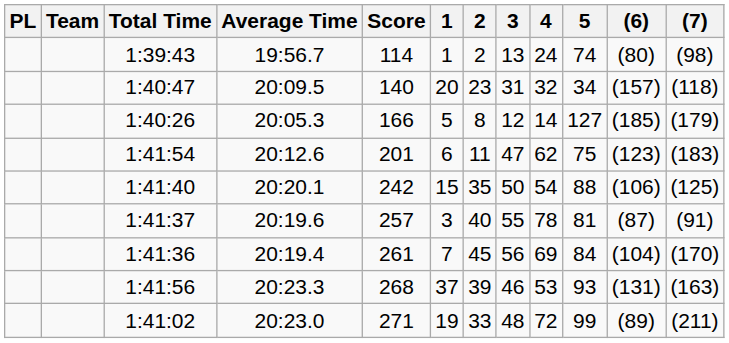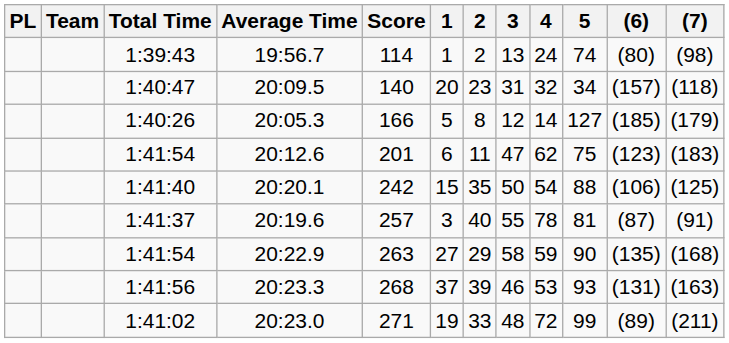- row: (289, 253)
+ row: (289, 253)
